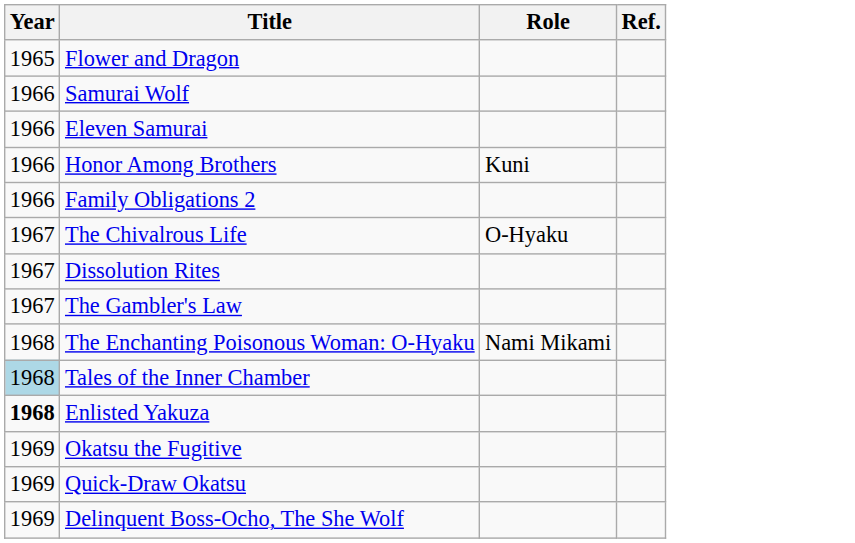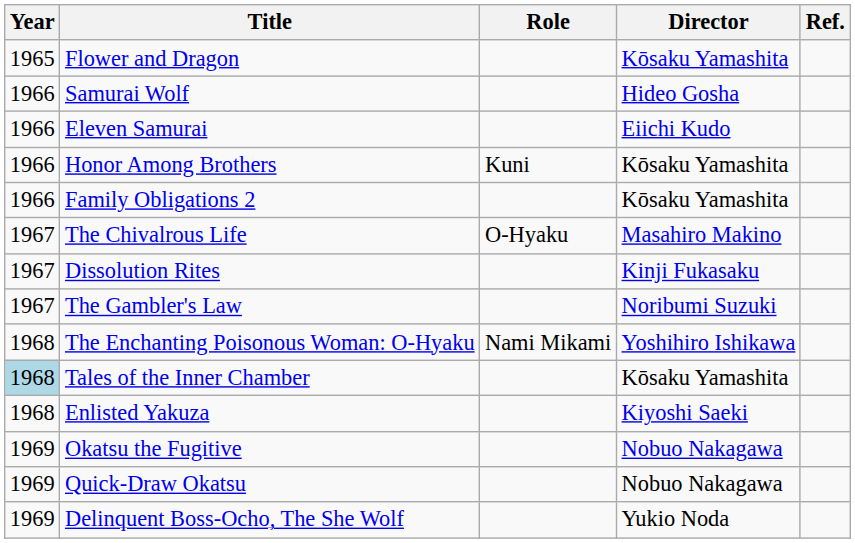+ column: (708, 22)
(32, 413) bold -> (32, 413) normal
